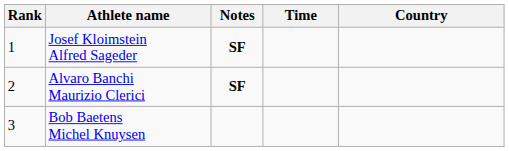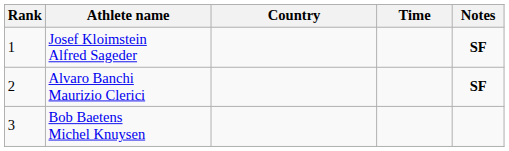columns swapped: (421, 16) <-> (237, 16)
